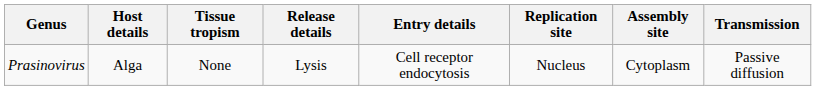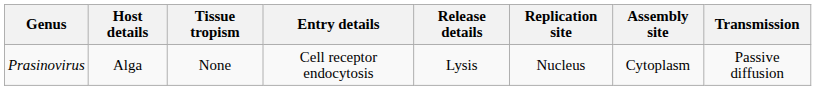columns swapped: (434, 24) <-> (311, 24)
